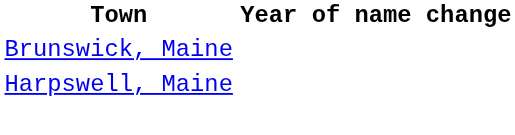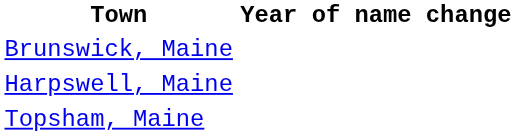+ row: (104, 120)
